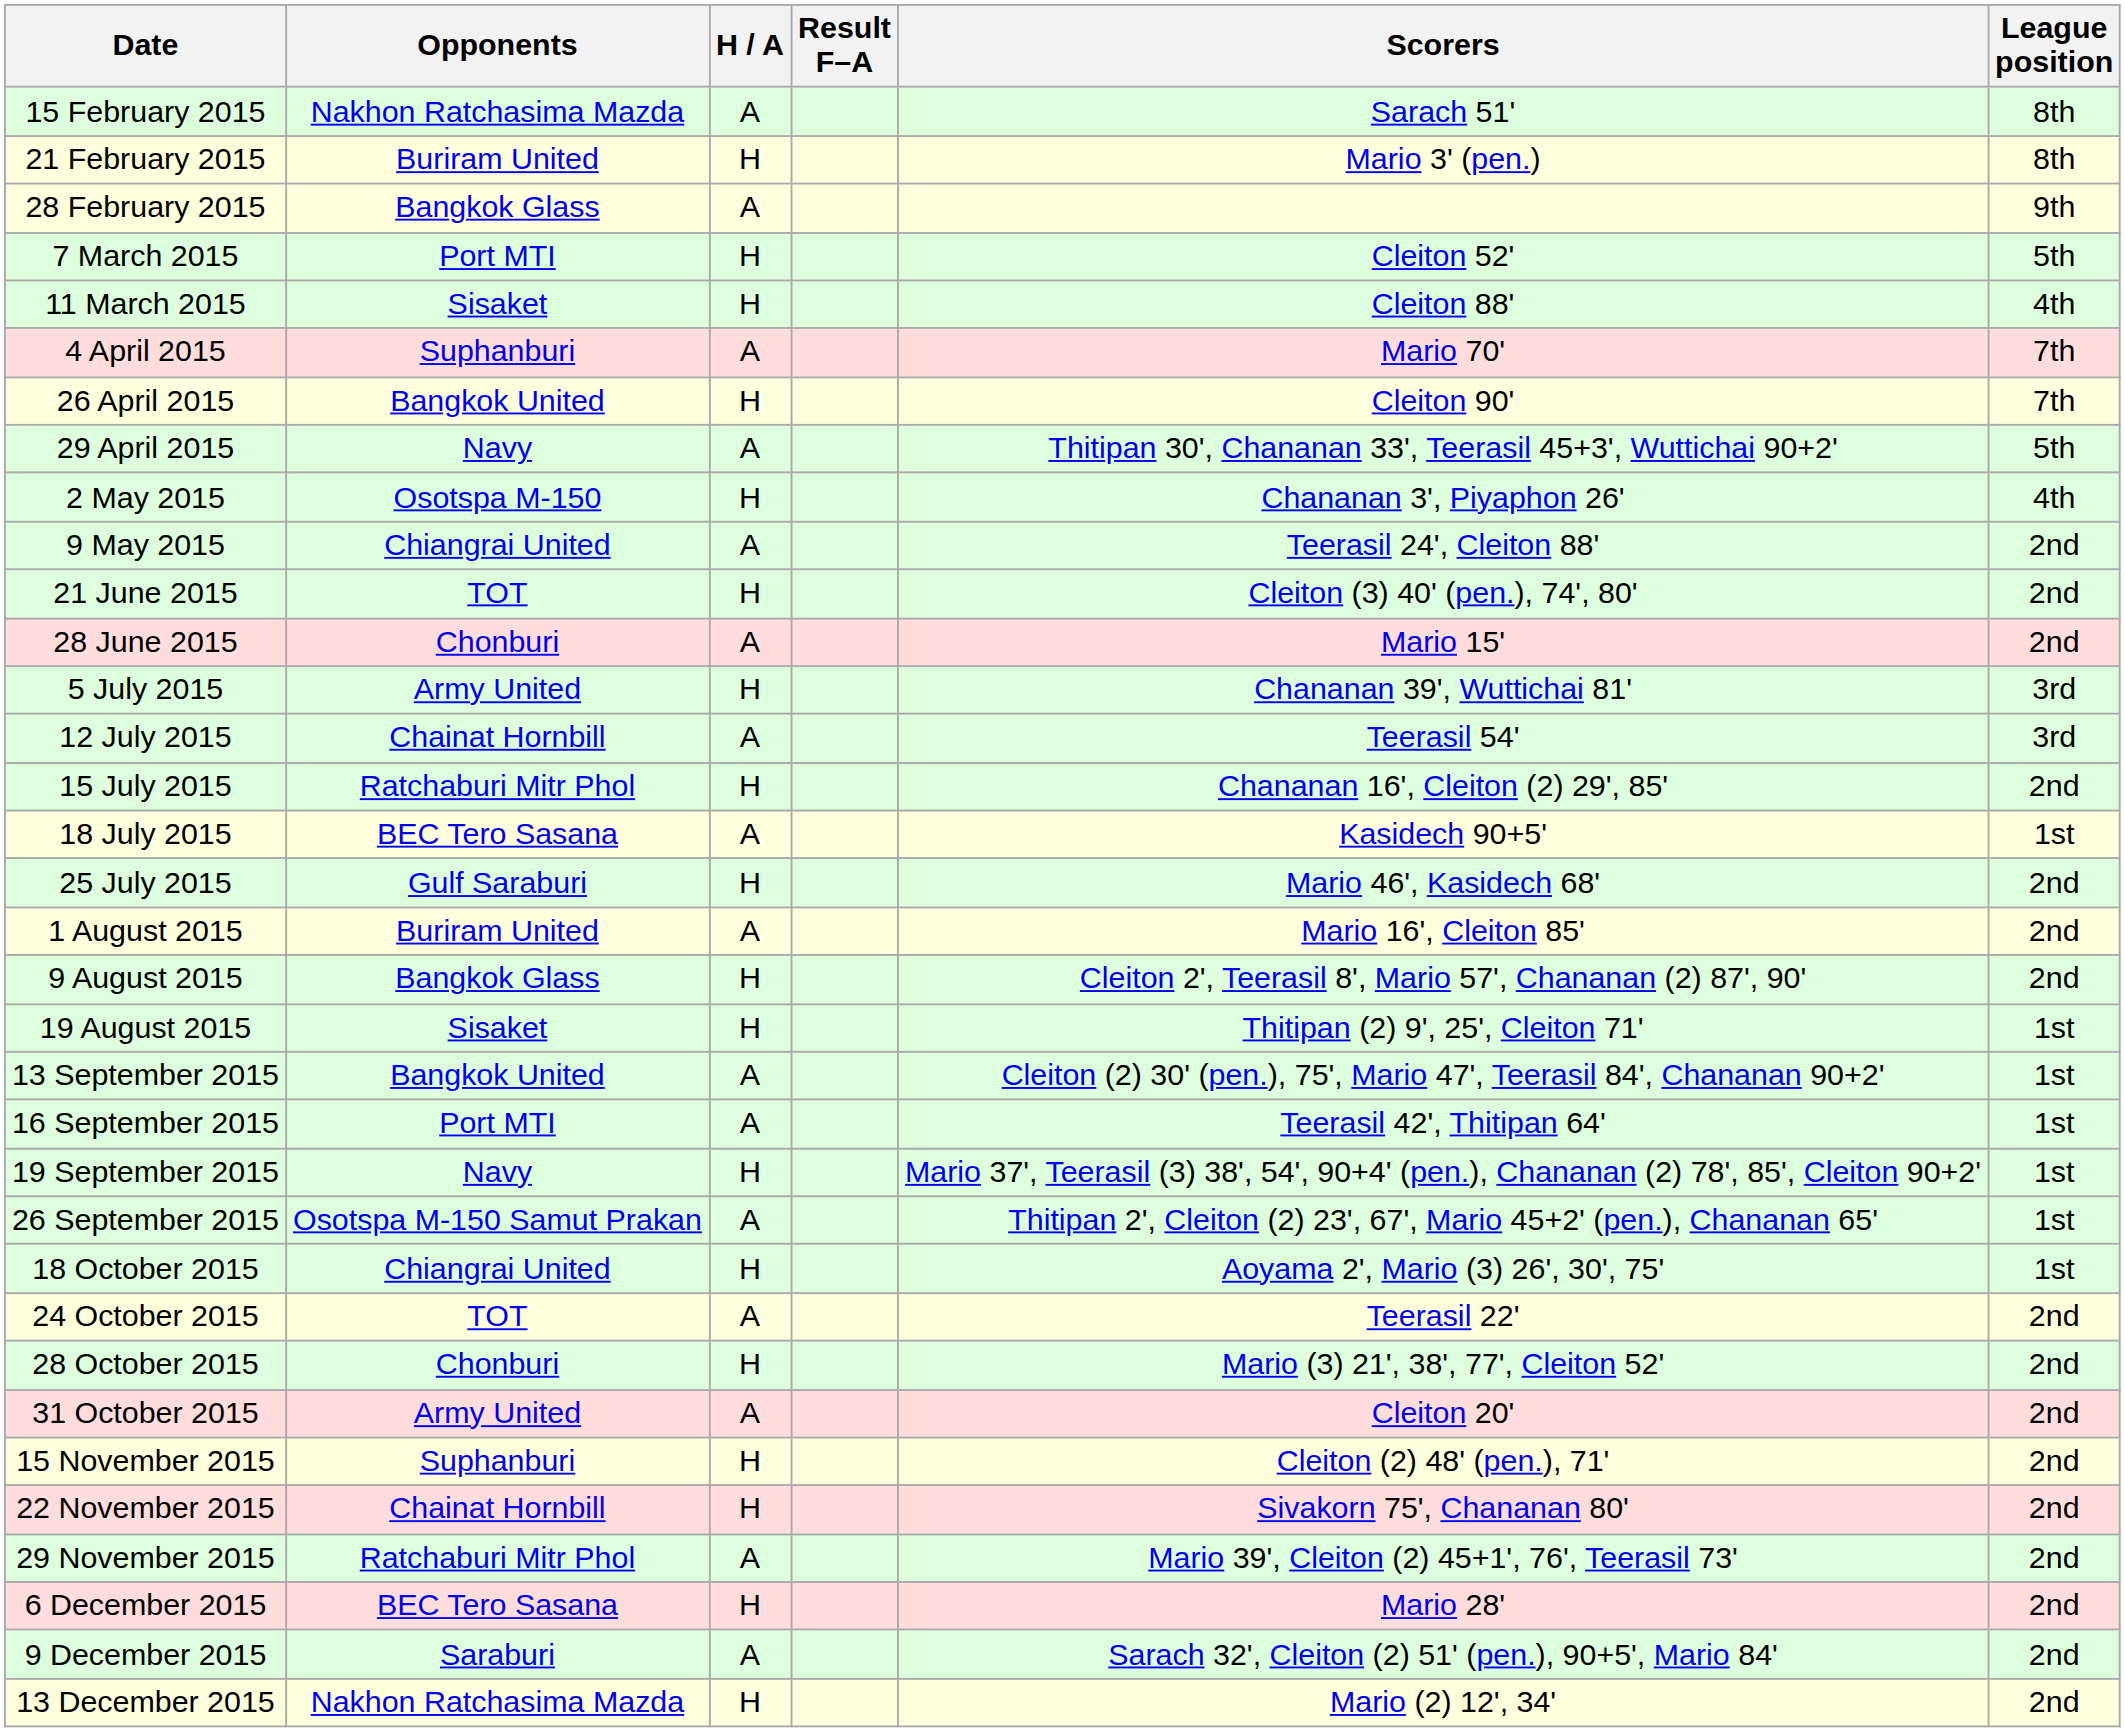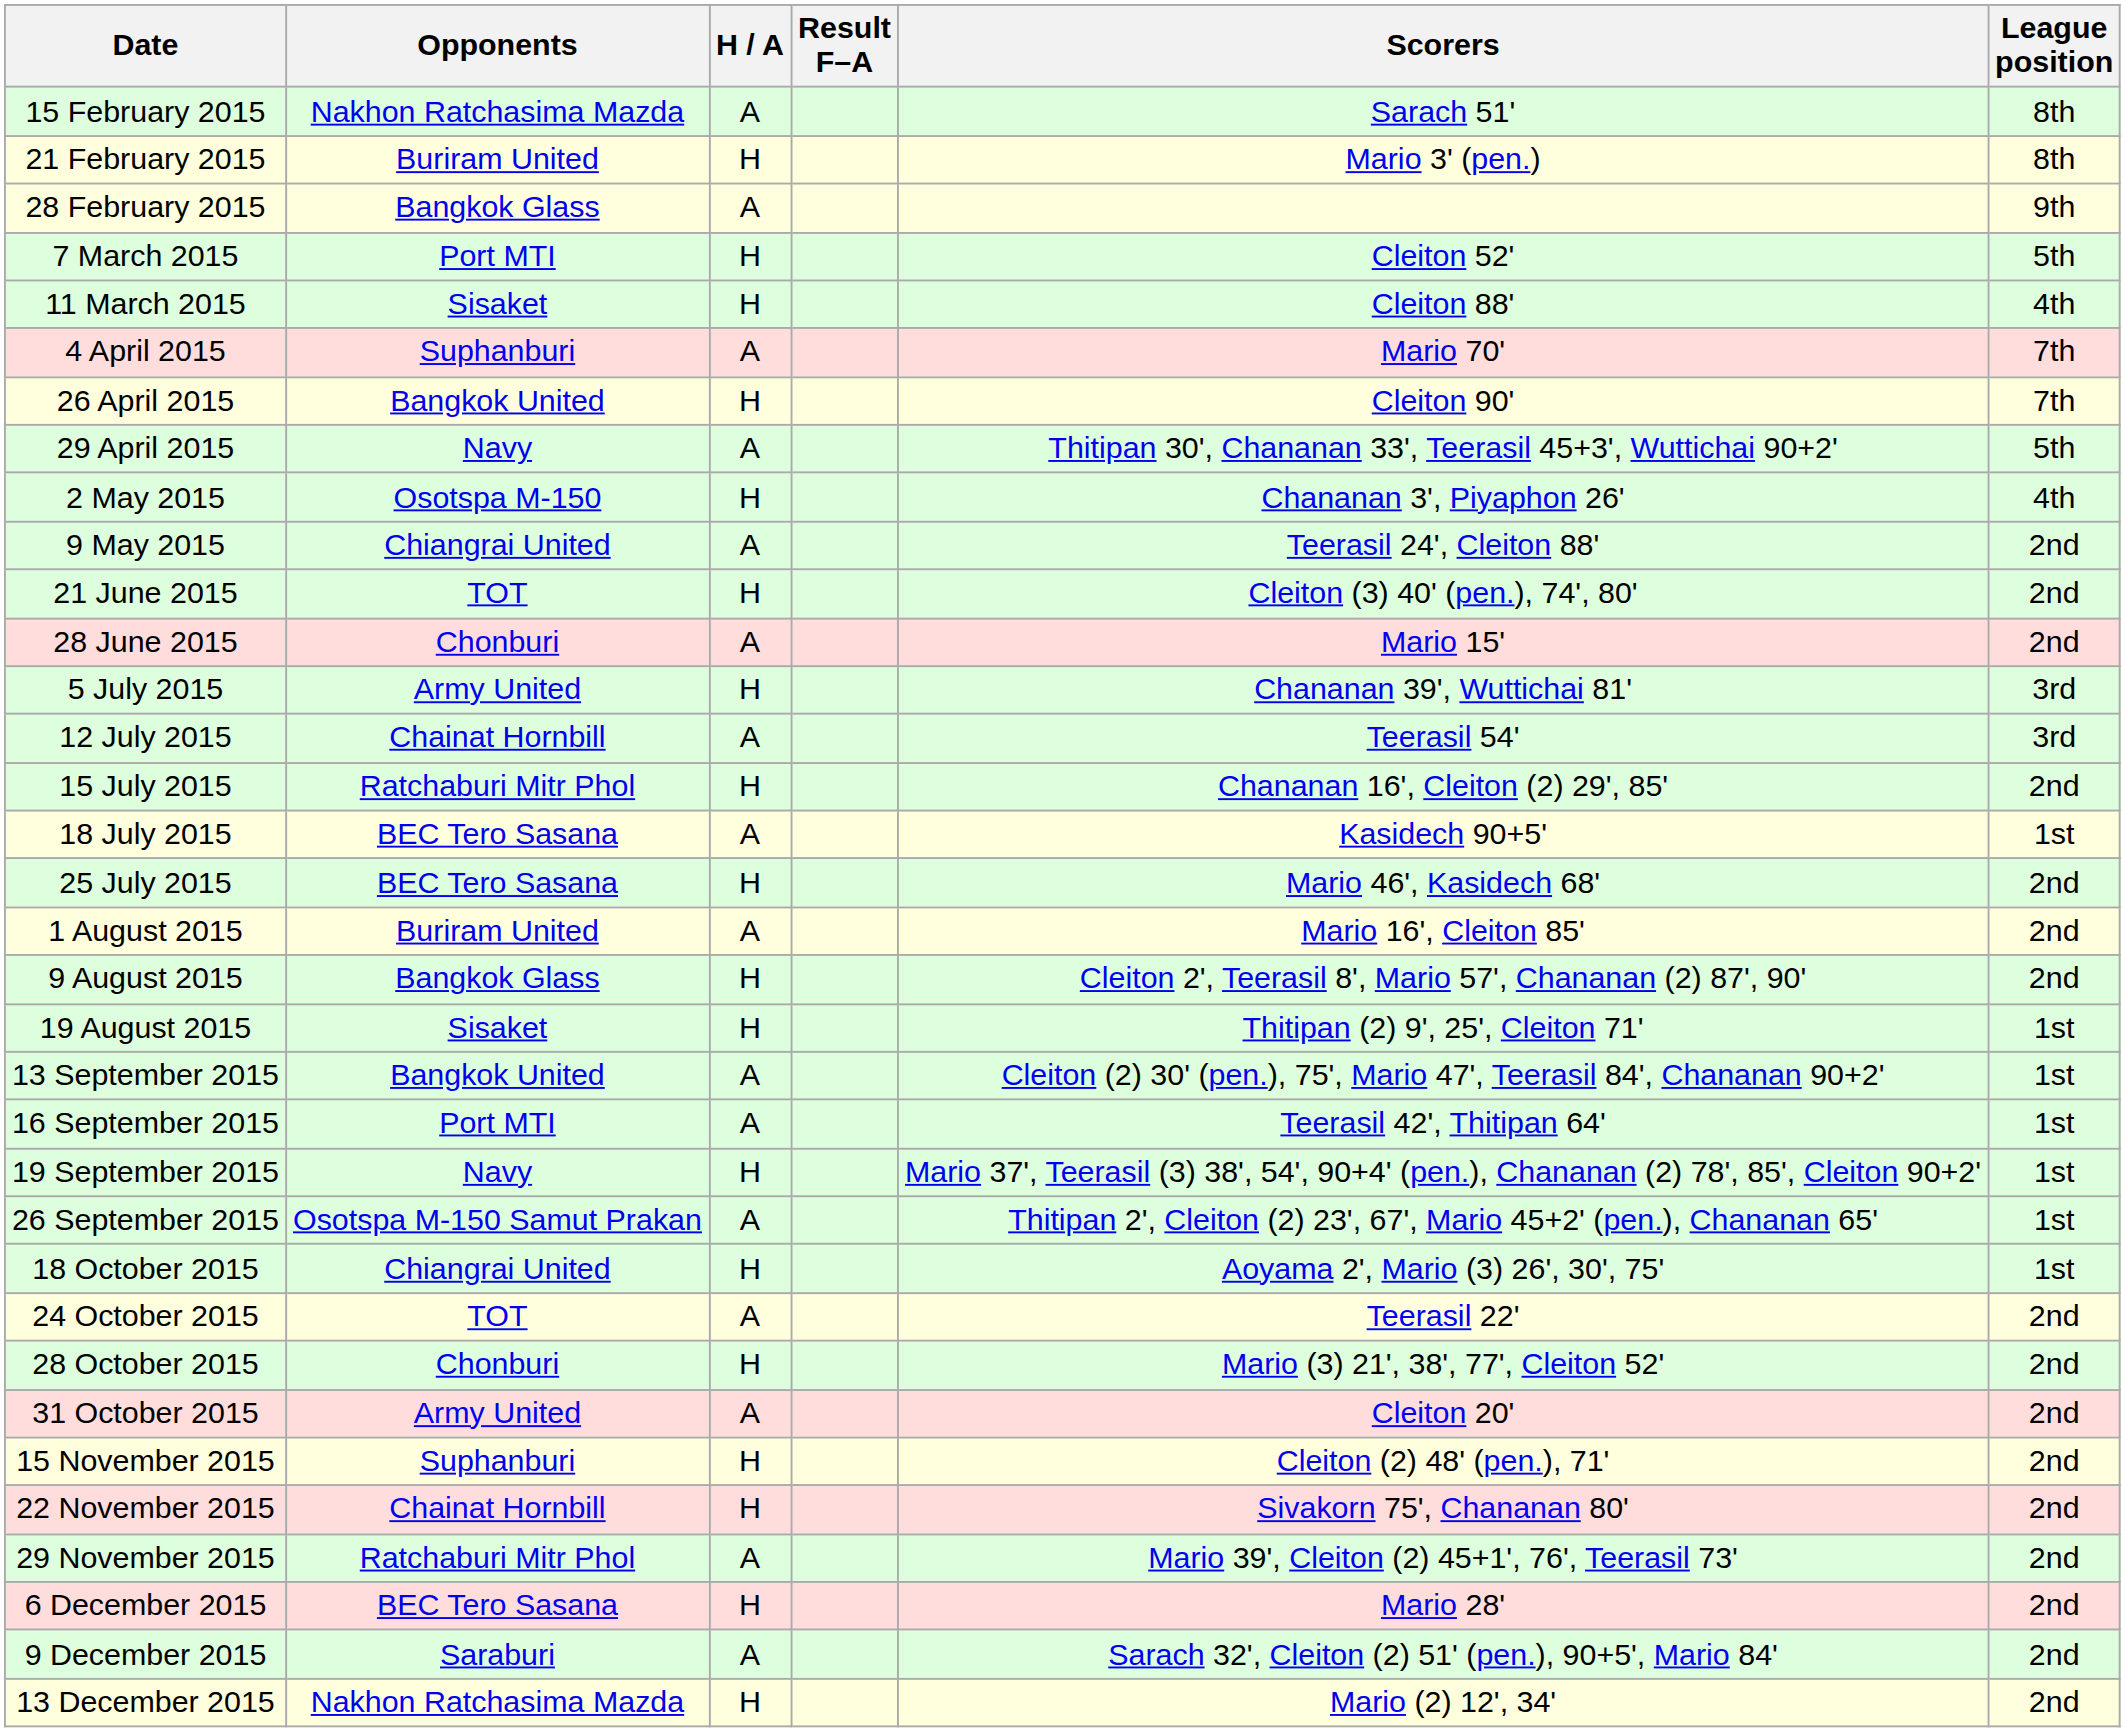(497, 882) Gulf Saraburi -> (497, 882) BEC Tero Sasana
